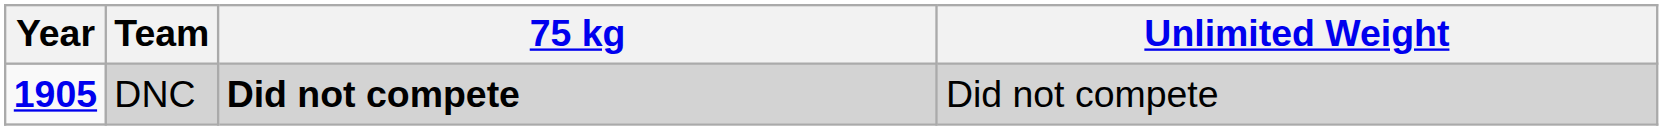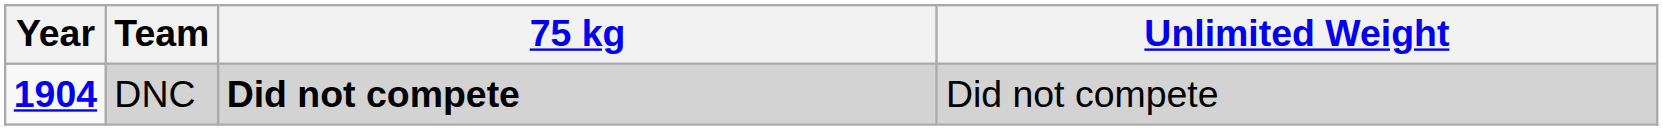(55, 93) 1905 -> (55, 93) 1904
